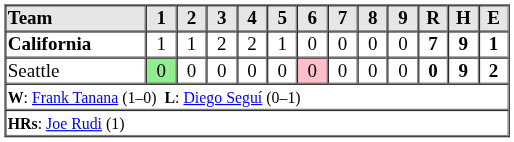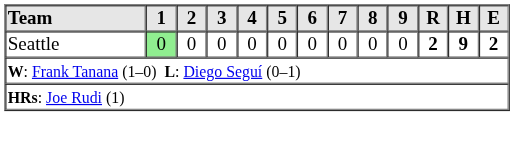- row: (49, 44)
(312, 70) pink background -> (312, 44) no background
(433, 70) 0 -> (433, 44) 2
